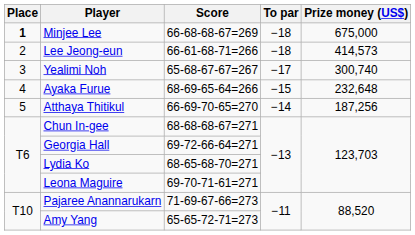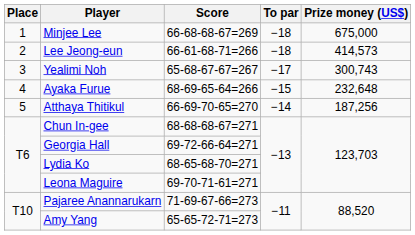(23, 32) bold -> (23, 32) normal
(356, 70) 300,740 -> (356, 70) 300,743
